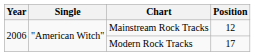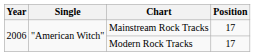(230, 28) 12 -> (230, 28) 17
